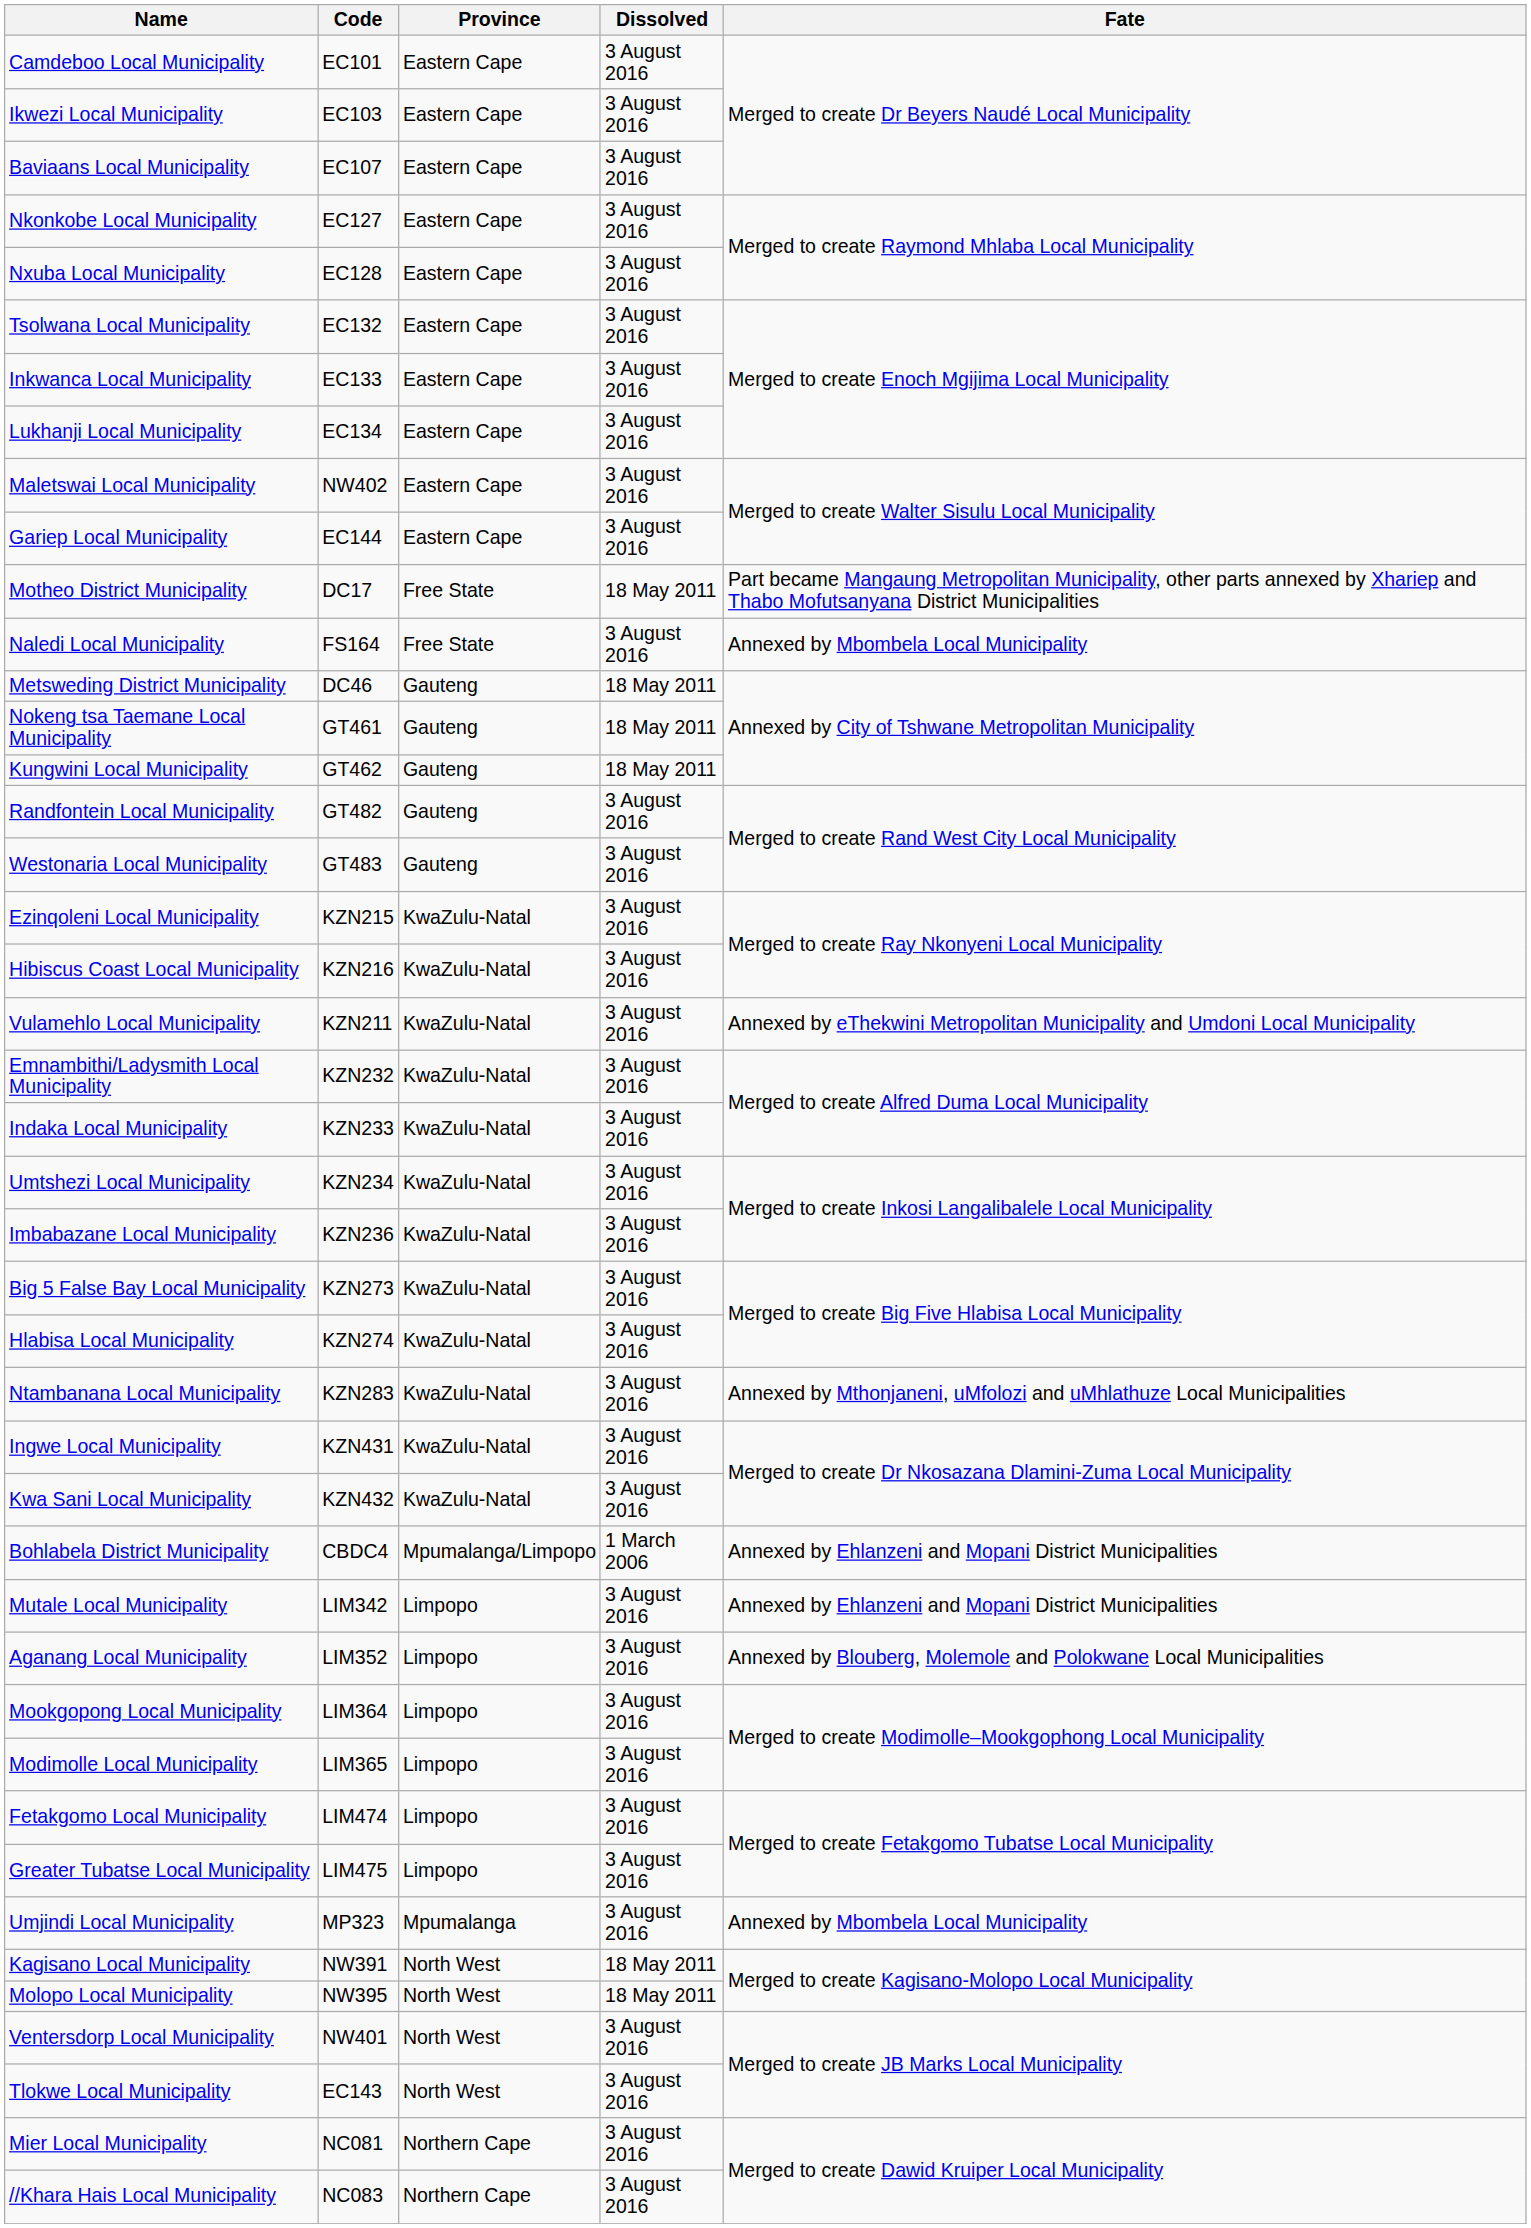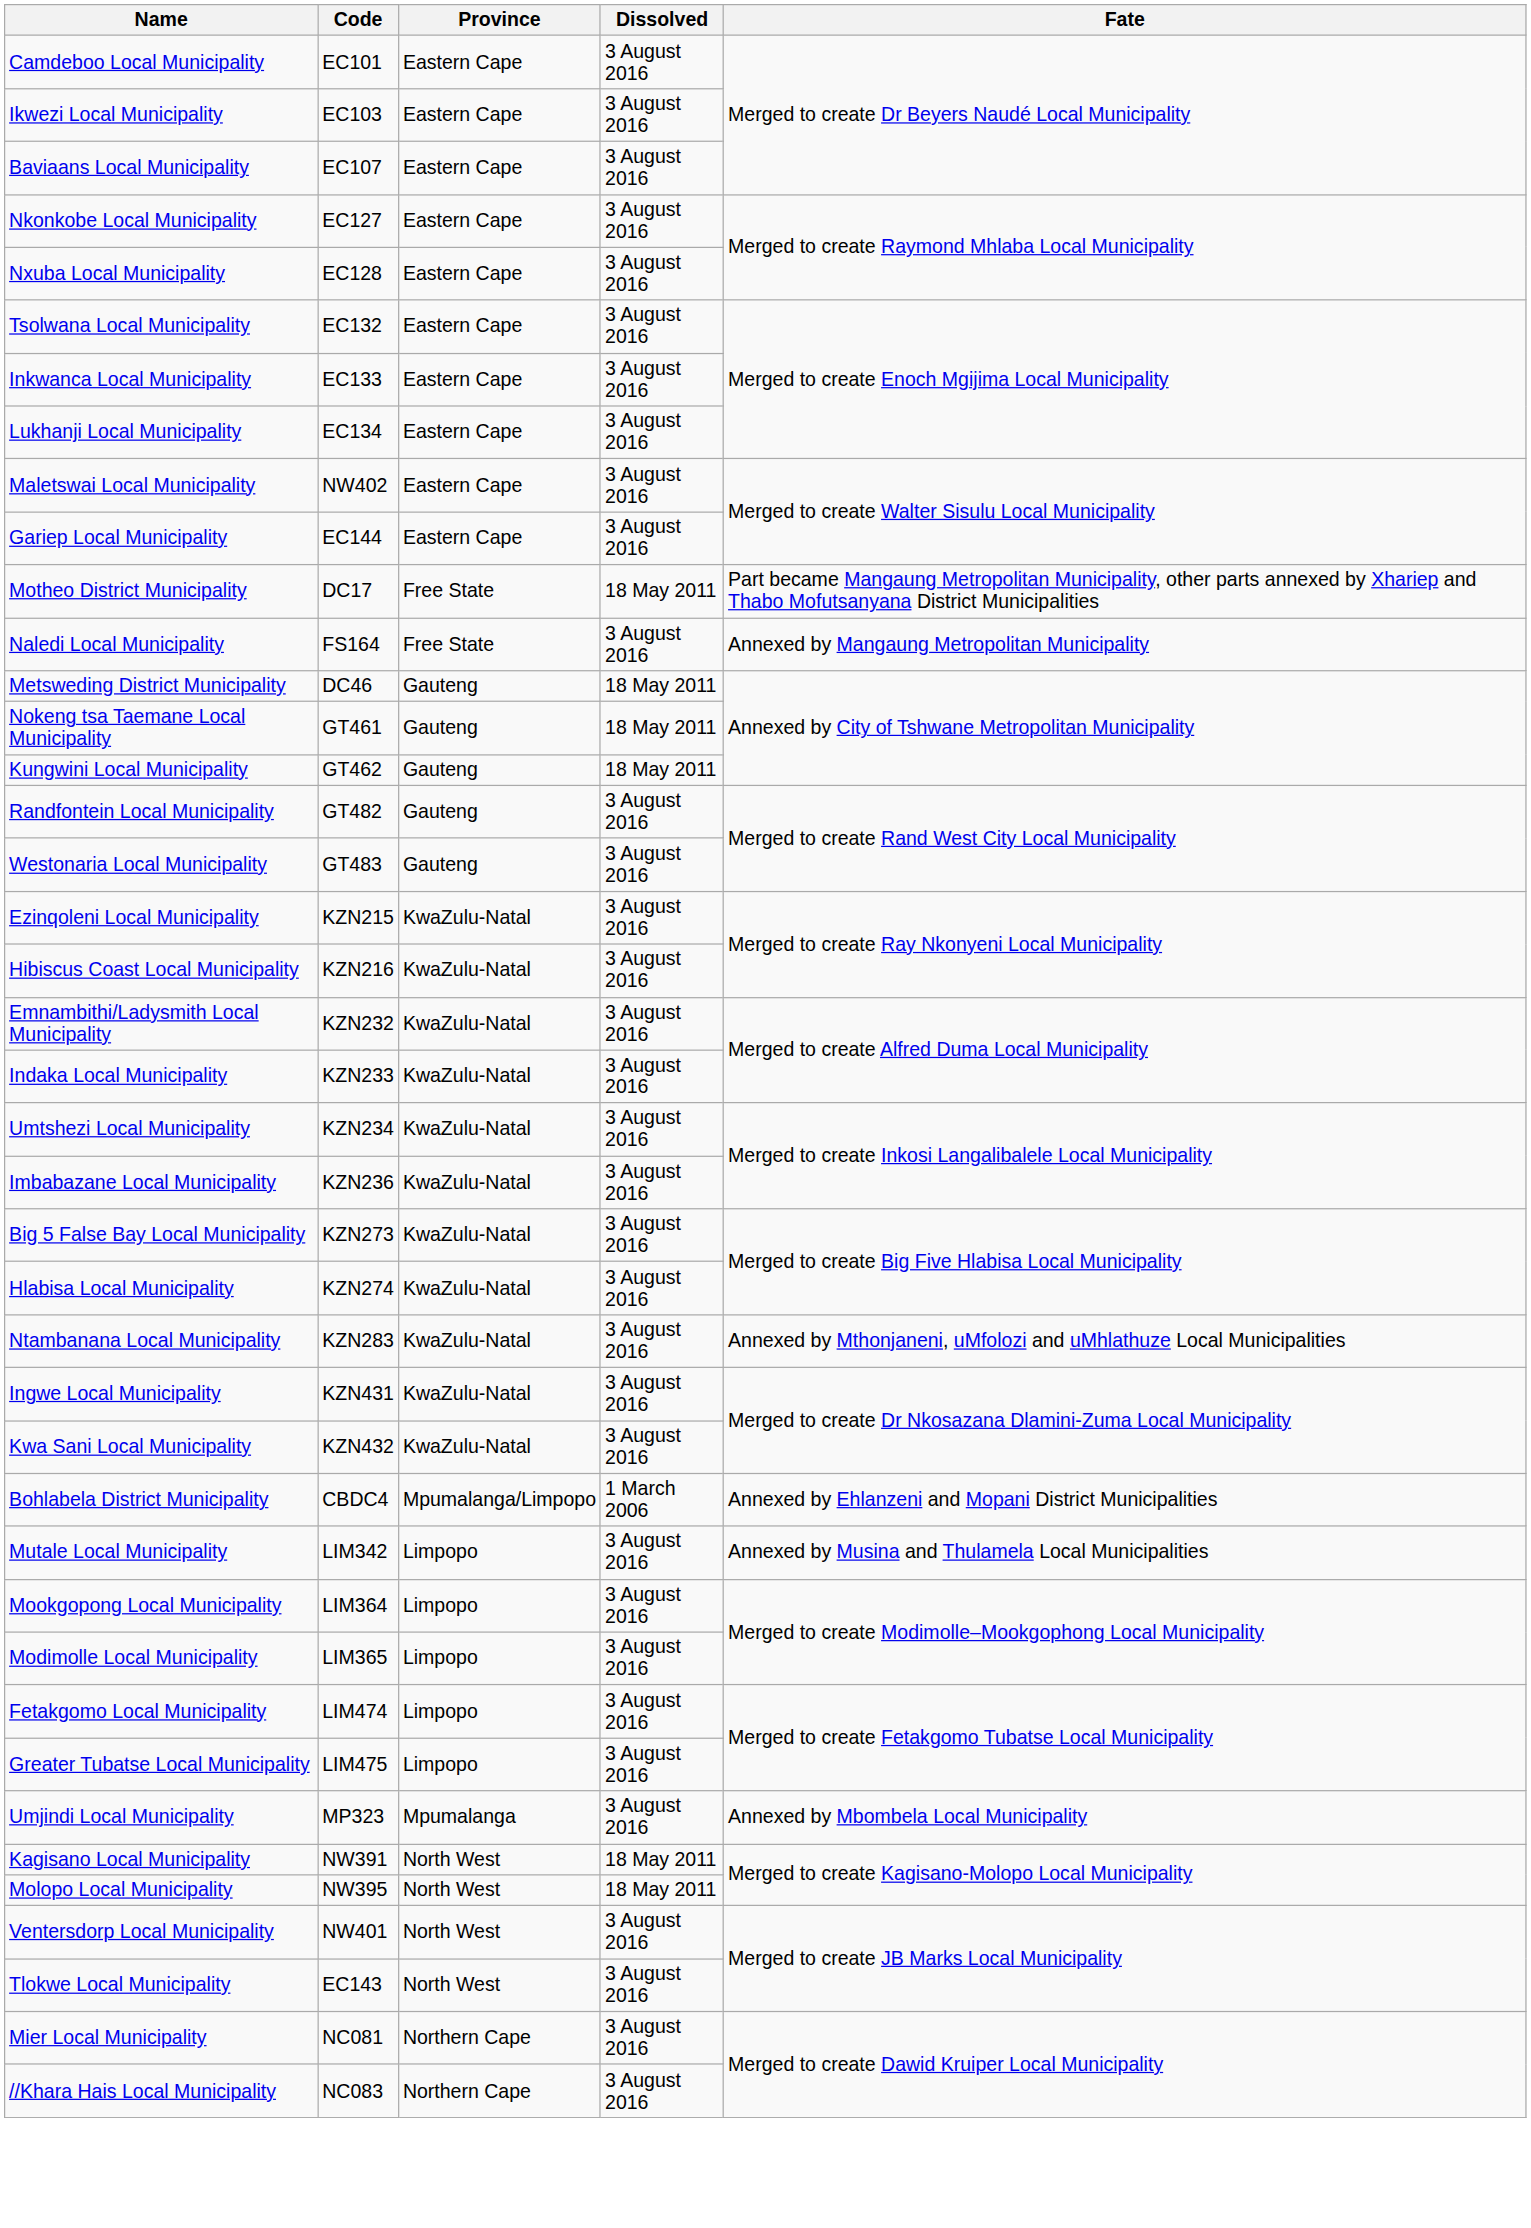(908, 644) Annexed by Mbombela Local Municipality -> (939, 644) Annexed by Mangaung Metropolitan Municipality
- row: (135, 1023)
(973, 1605) Annexed by Ehlanzeni and Mopani District Municipalities -> (968, 1552) Annexed by Musina and Thulamela Local Municipalities
- row: (128, 1658)
